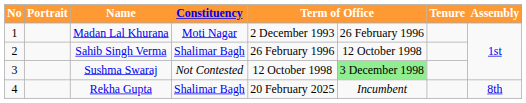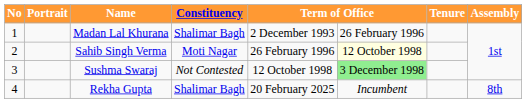(209, 32) Moti Nagar -> (209, 32) Shalimar Bagh
(209, 51) Shalimar Bagh -> (209, 51) Moti Nagar
(382, 51) no background -> (382, 51) lightyellow background
